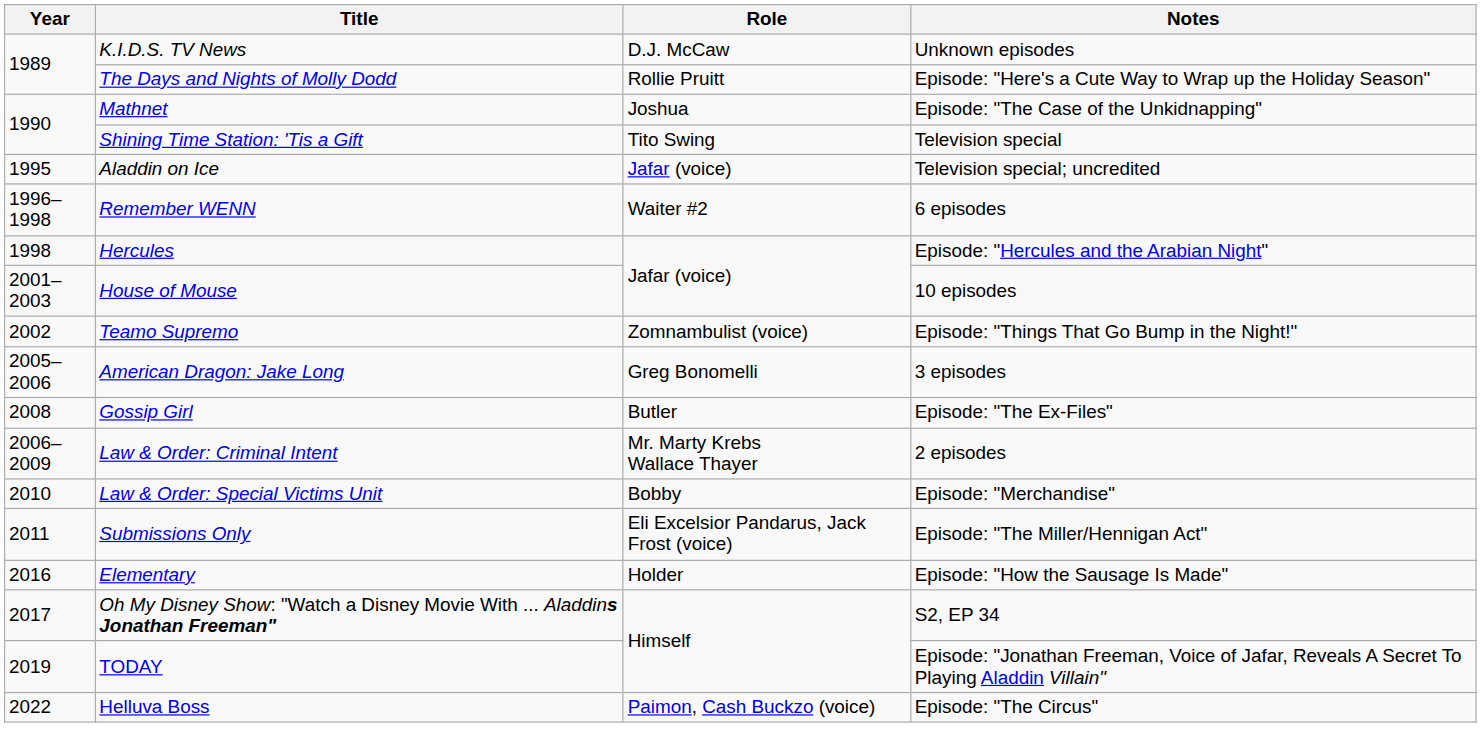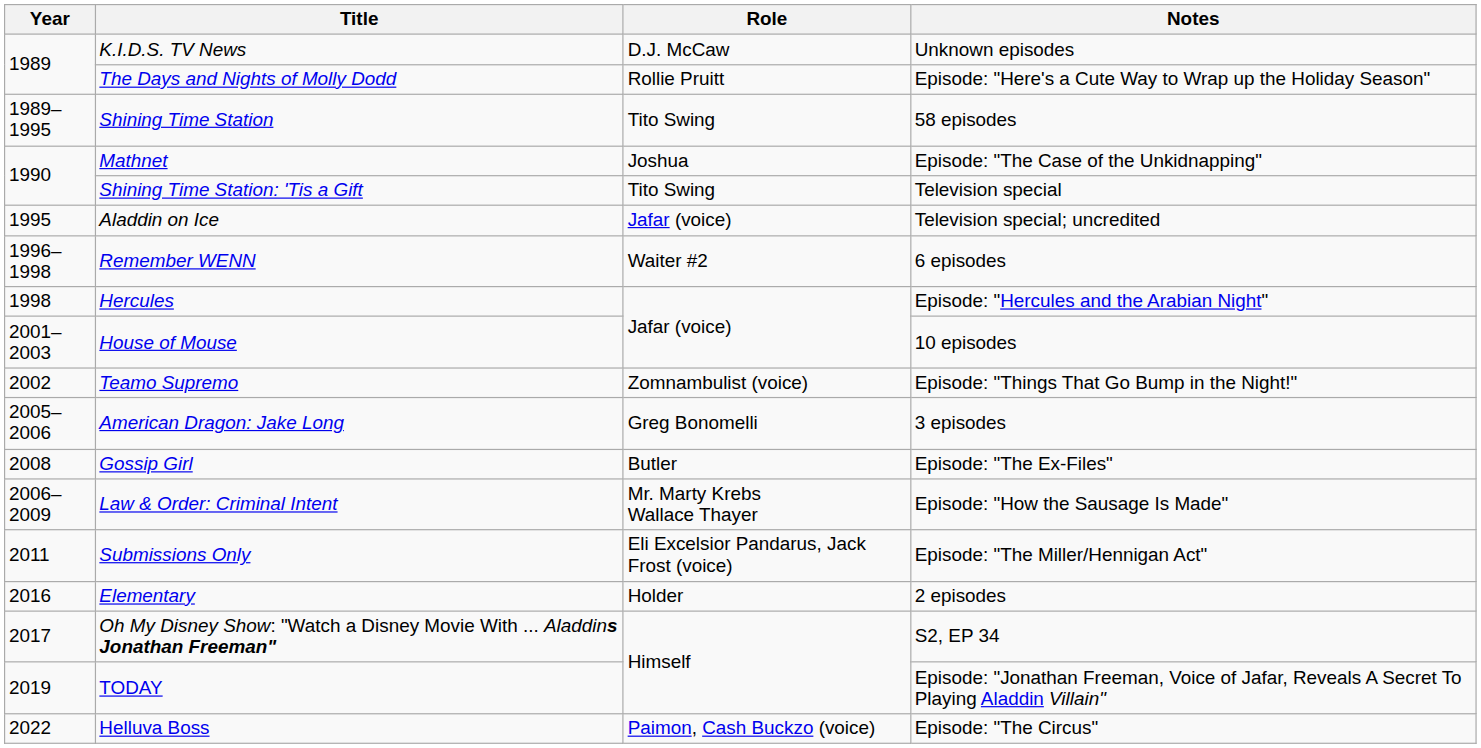+ row: (186, 119)
(960, 453) 2 episodes -> (1072, 504) Episode: "How the Sausage Is Made"
- row: (241, 493)
(1072, 574) Episode: "How the Sausage Is Made" -> (960, 596) 2 episodes
